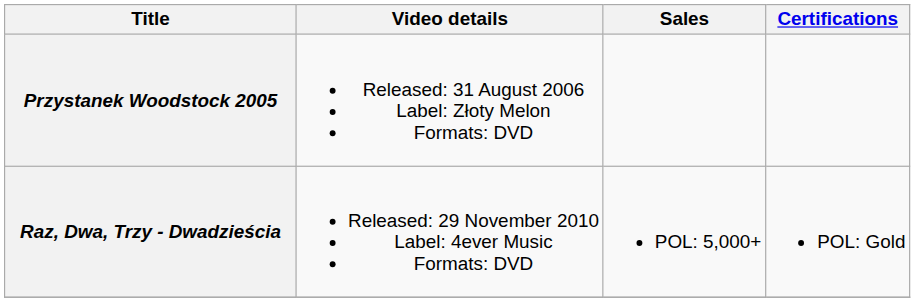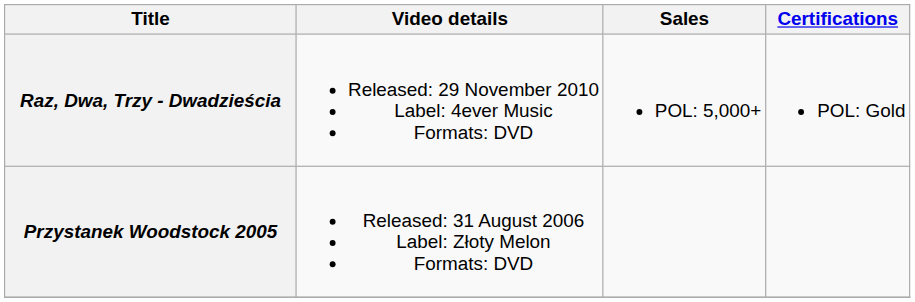rows swapped: (151, 100) <-> (151, 231)
